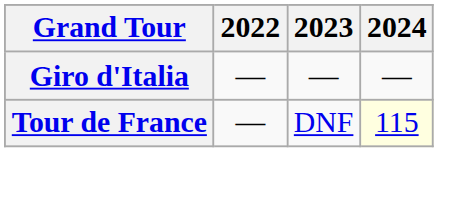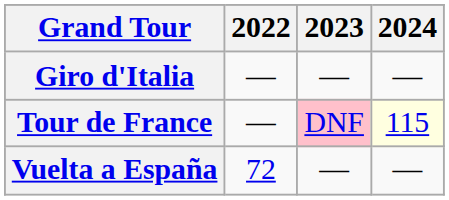(324, 122) no background -> (334, 122) pink background
+ row: (115, 169)
